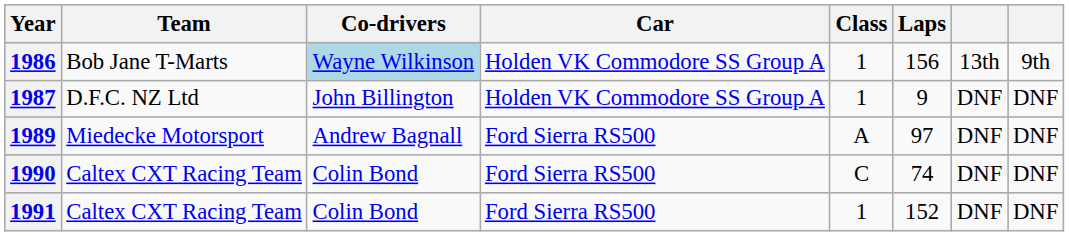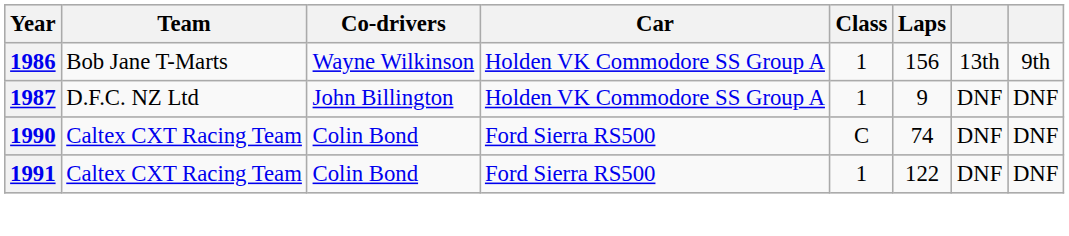(393, 61) lightblue background -> (393, 61) no background
- row: (33, 136)
(922, 211) 152 -> (922, 173) 122
